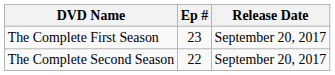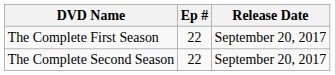(194, 37) 23 -> (194, 37) 22
